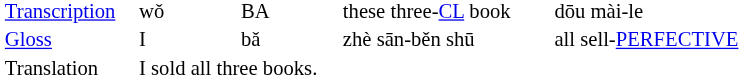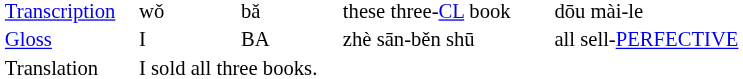(255, 11) BA -> (251, 11) bǎ
(251, 39) bǎ -> (255, 39) BA
